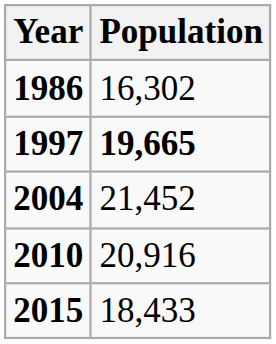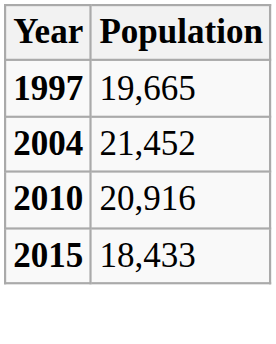- row: (48, 87)
(148, 143) bold -> (148, 87) normal
